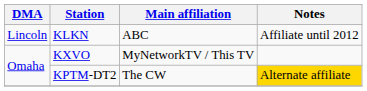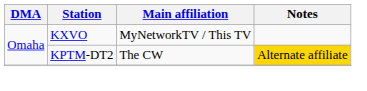- row: (71, 34)
